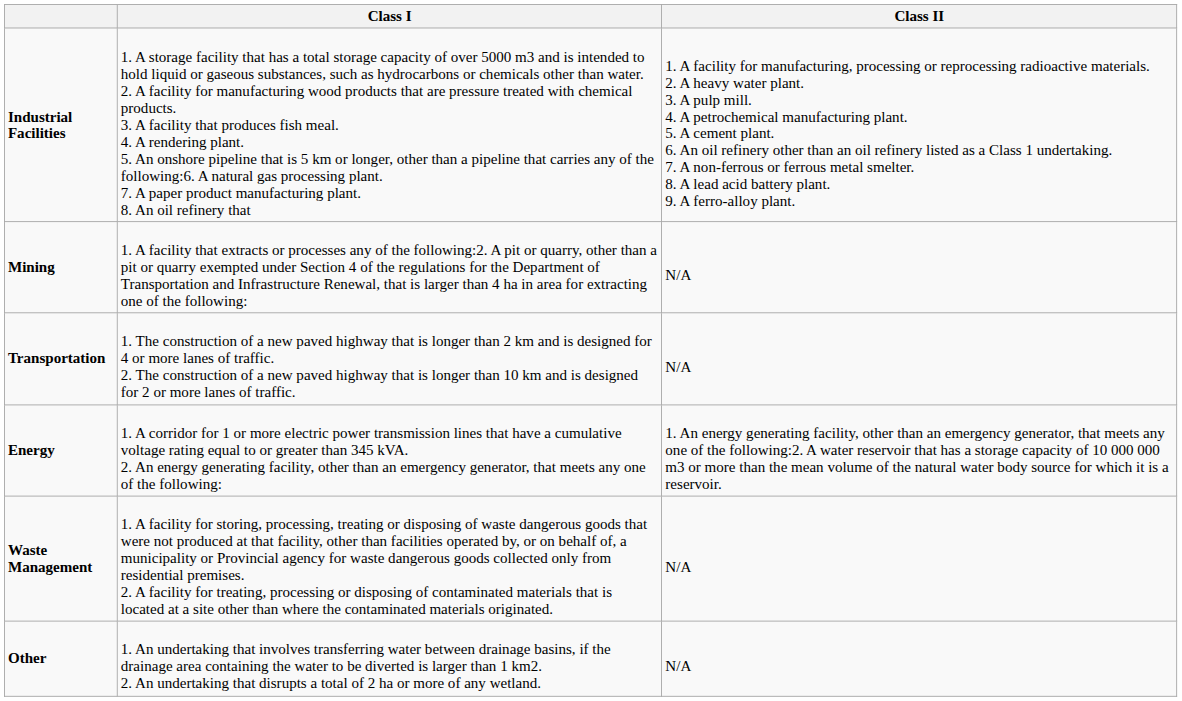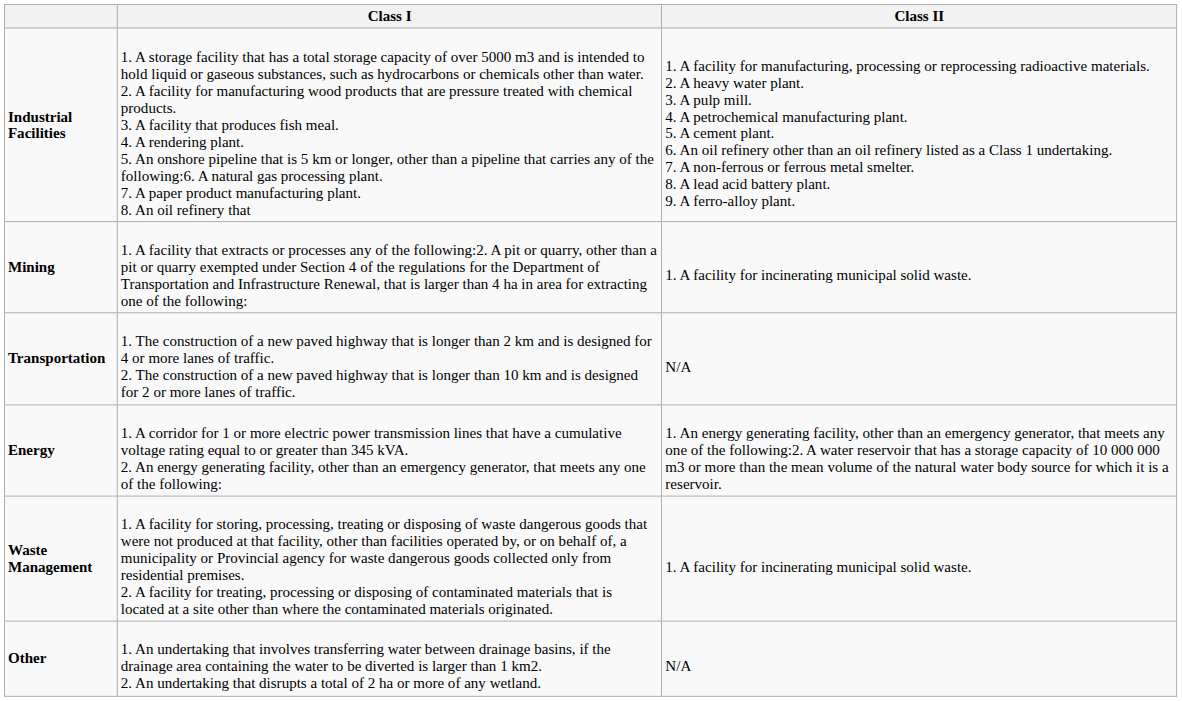(678, 275) N/A -> (818, 275) 1. A facility for incinerating municipal solid waste.
(678, 567) N/A -> (818, 567) 1. A facility for incinerating municipal solid waste.
